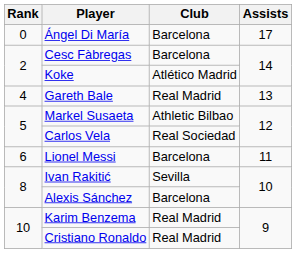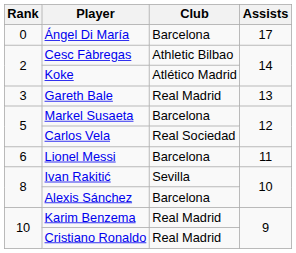(181, 55) Barcelona -> (193, 55) Athletic Bilbao
(23, 95) 4 -> (23, 95) 3
(193, 116) Athletic Bilbao -> (181, 116) Barcelona
